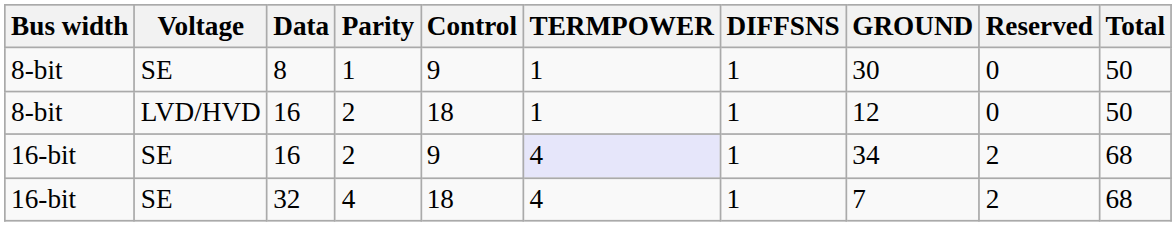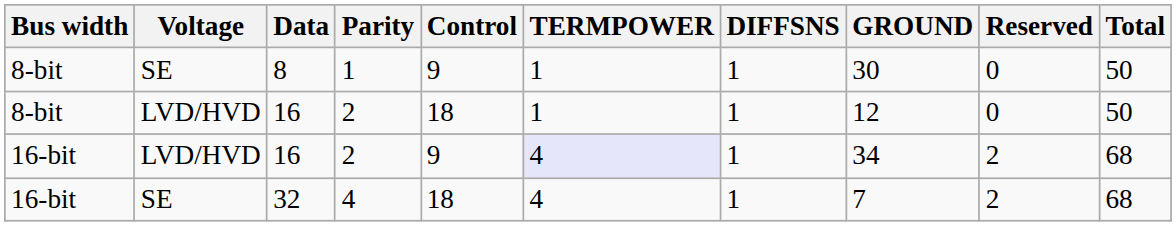(157, 155) SE -> (201, 155) LVD/HVD
